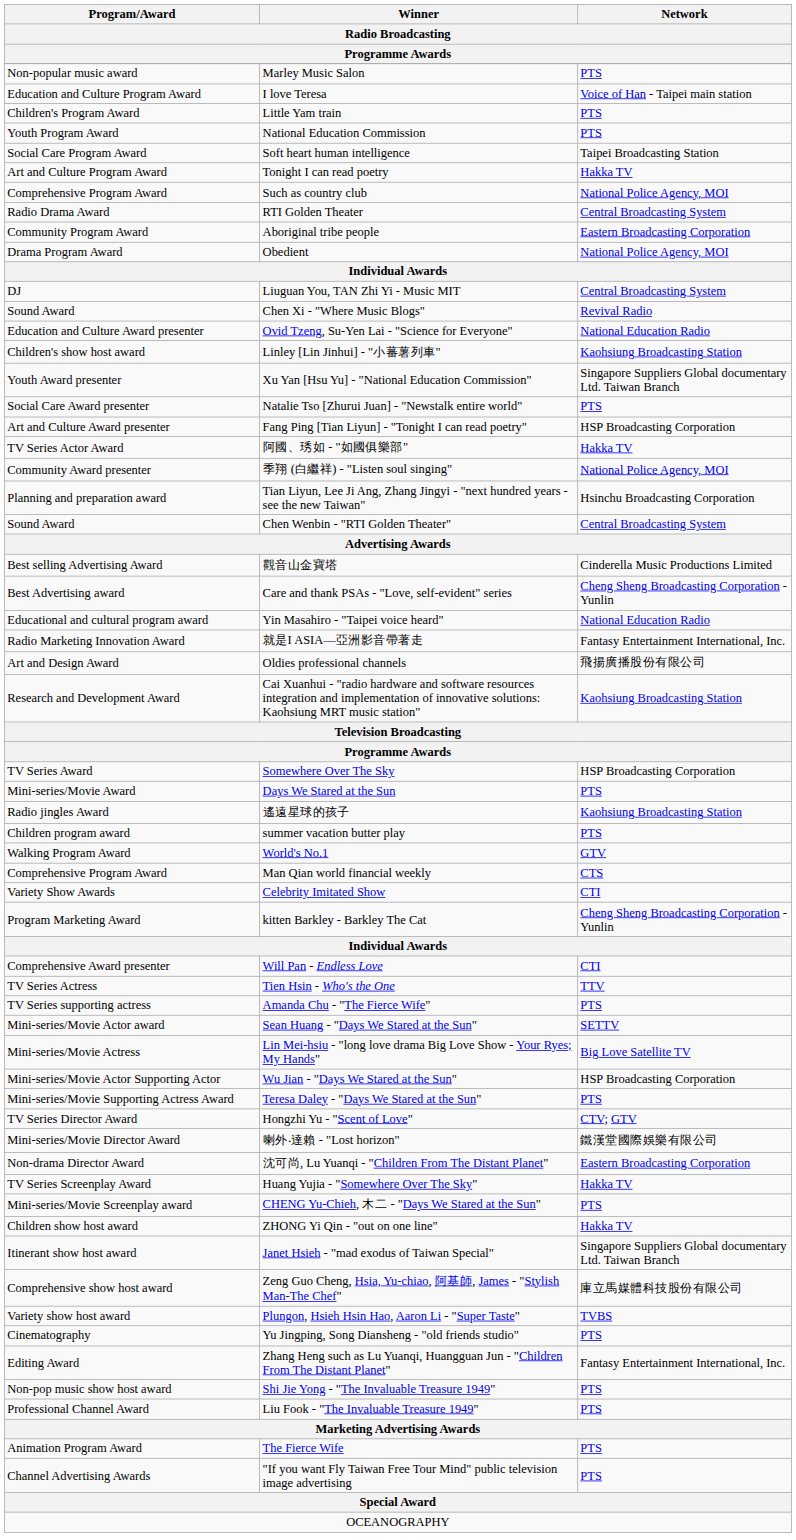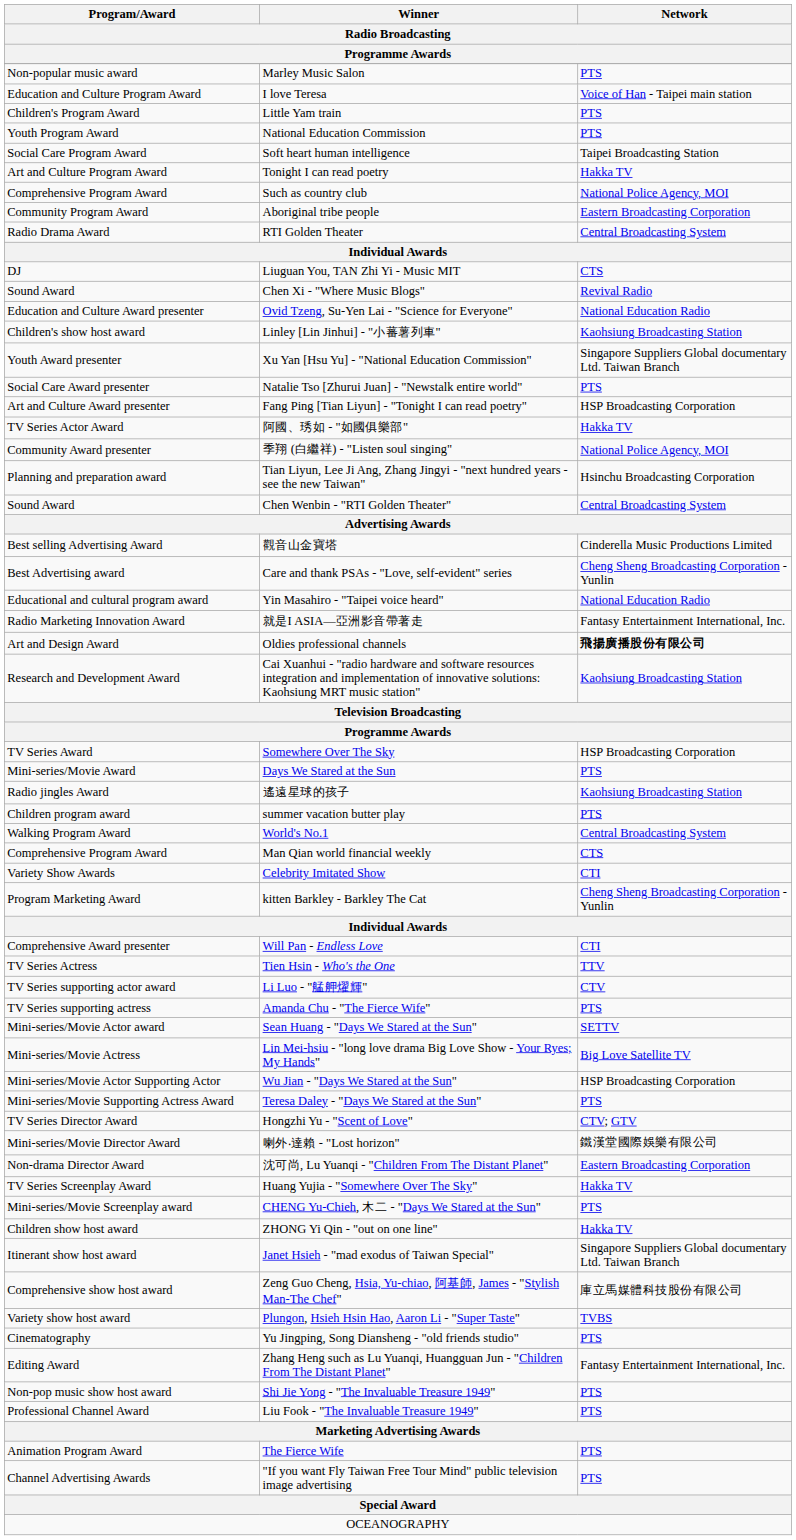rows swapped: (321, 232) <-> (313, 212)
- row: (285, 251)
(653, 291) Central Broadcasting System -> (592, 271) CTS
(643, 662) normal -> (643, 642) bold
(593, 853) GTV -> (653, 833) Central Broadcasting System
+ row: (315, 986)
